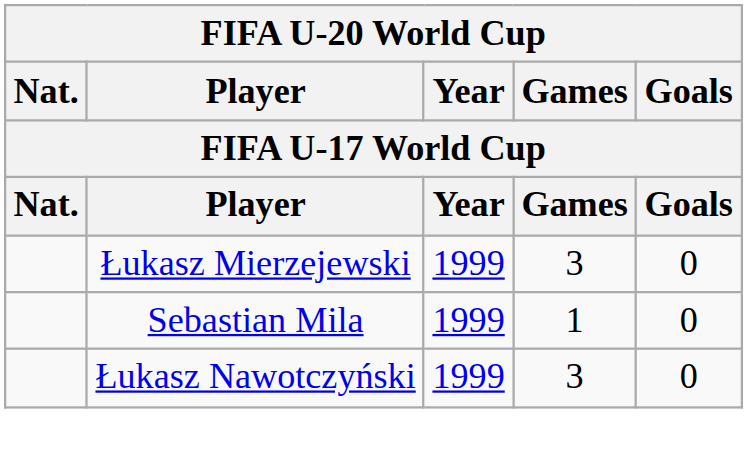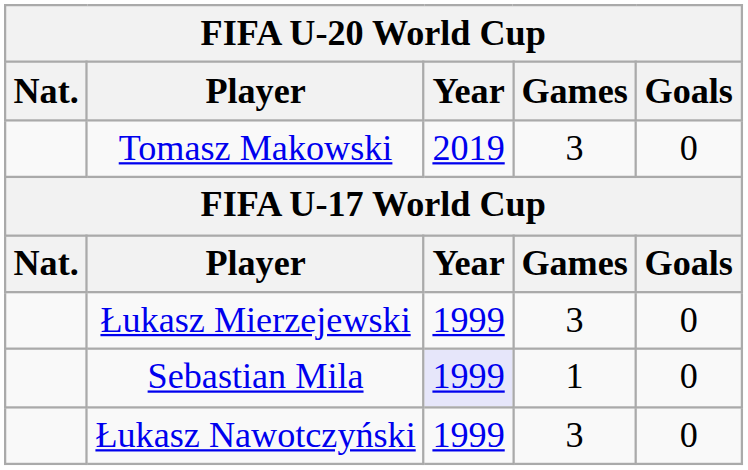+ row: (256, 147)
(469, 319) no background -> (469, 377) lavender background
